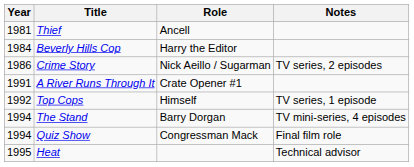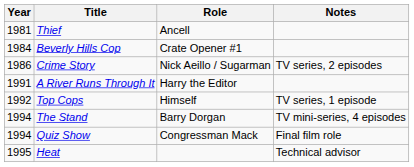(198, 48) Harry the Editor -> (201, 48) Crate Opener #1
(201, 83) Crate Opener #1 -> (198, 83) Harry the Editor
